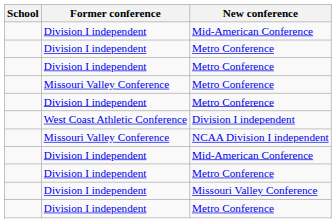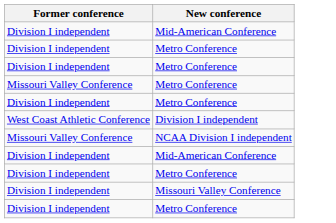- column: (23, 13)
